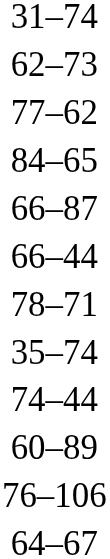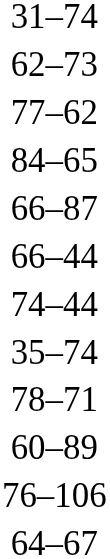rows swapped: (54, 304) <-> (54, 399)
